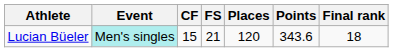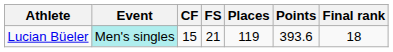(249, 36) 120 -> (249, 36) 119
(296, 36) 343.6 -> (296, 36) 393.6
